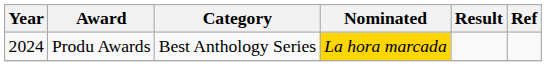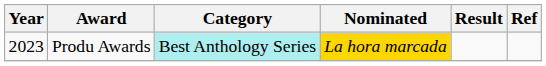(26, 46) 2024 -> (26, 46) 2023
(237, 46) no background -> (237, 46) paleturquoise background
